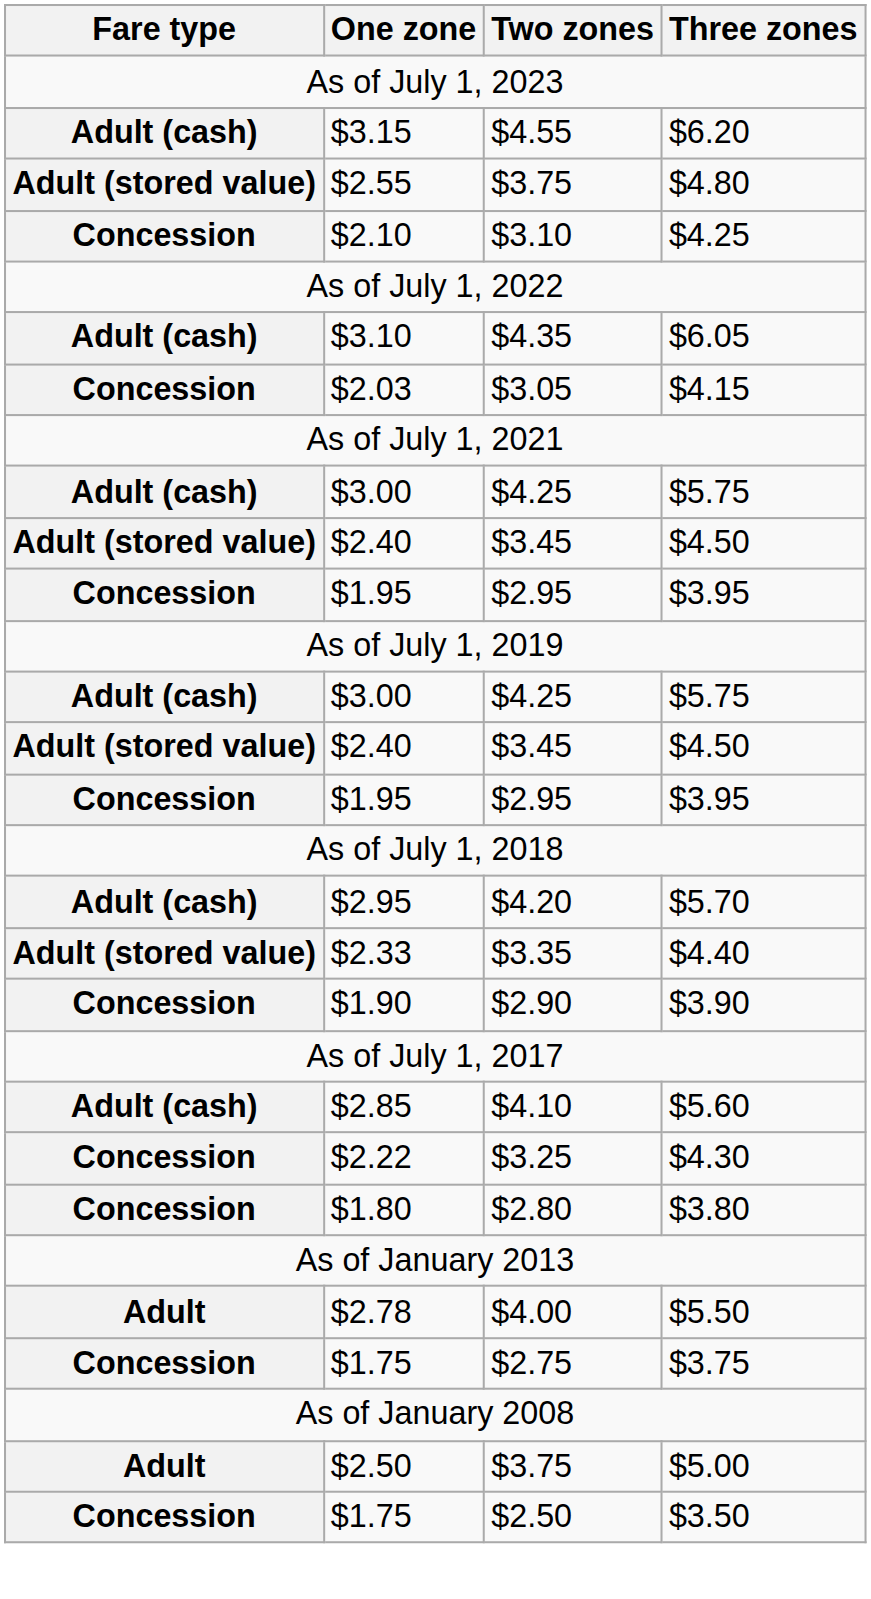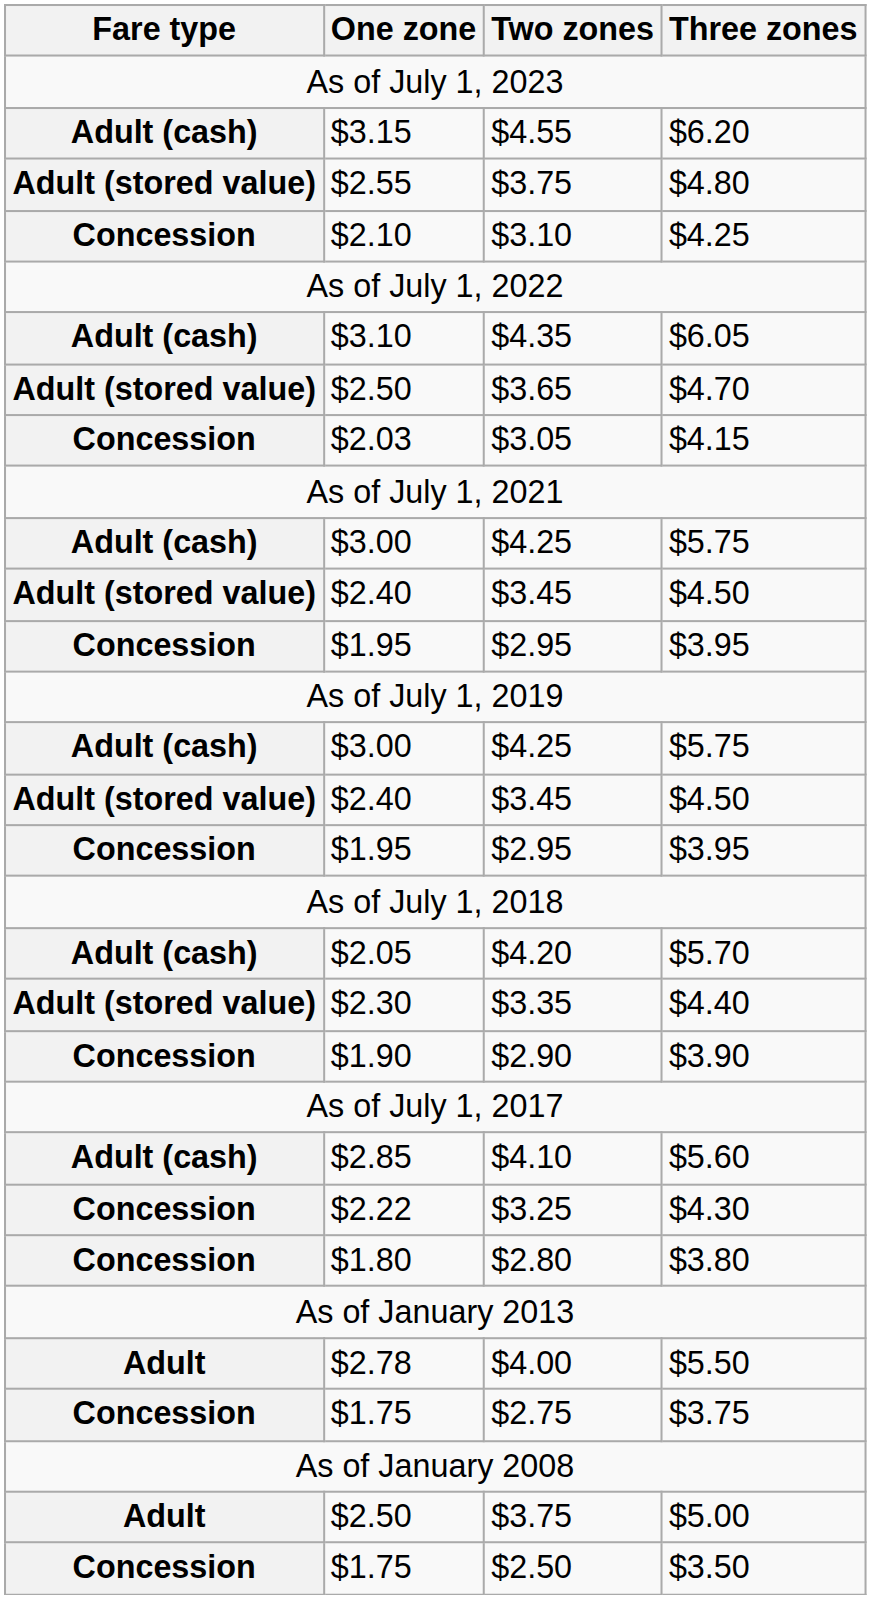+ row: (532, 388)
(371, 901) $2.95 -> (371, 952) $2.05
(371, 952) $2.33 -> (371, 1004) $2.30
